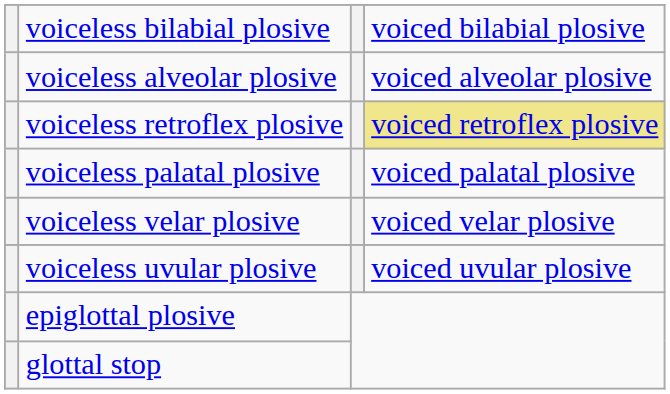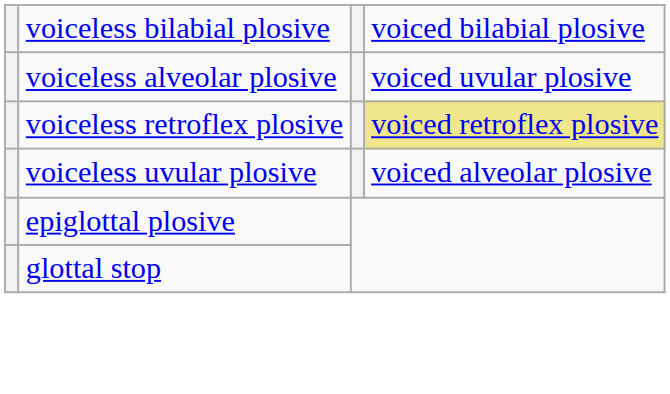(511, 76) voiced alveolar plosive -> (501, 76) voiced uvular plosive
- row: (173, 172)
- row: (163, 220)
(501, 268) voiced uvular plosive -> (511, 172) voiced alveolar plosive
